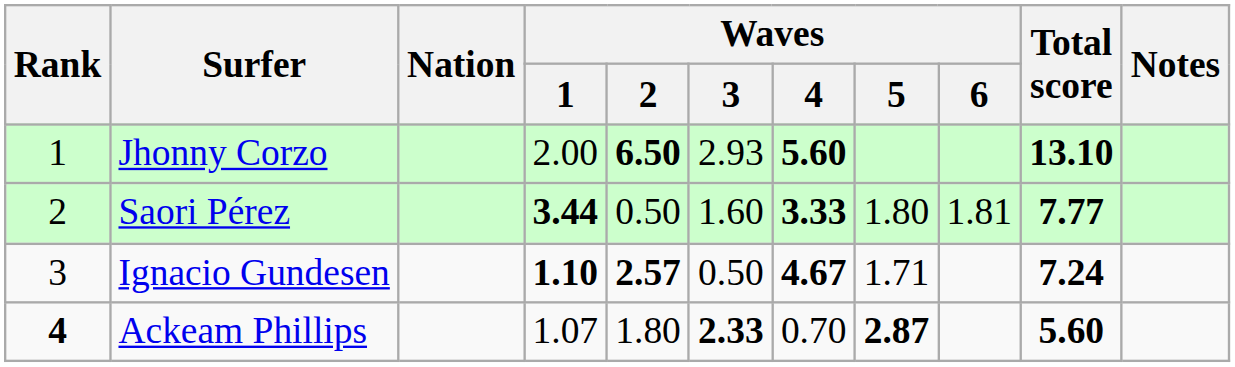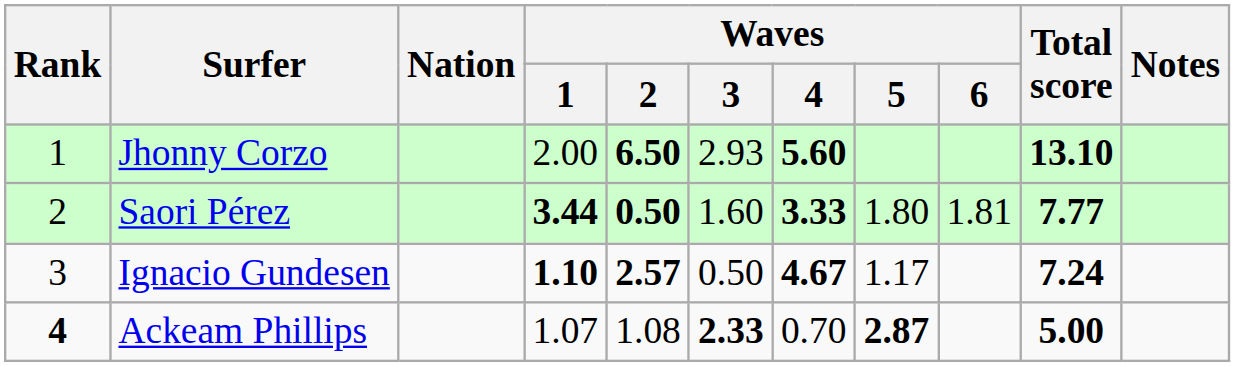(648, 212) normal -> (648, 212) bold
(896, 271) 1.71 -> (896, 271) 1.17
(648, 331) 1.80 -> (648, 331) 1.08
(1071, 331) 5.60 -> (1071, 331) 5.00
